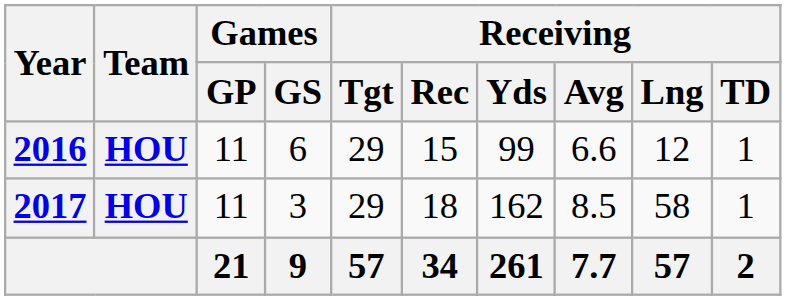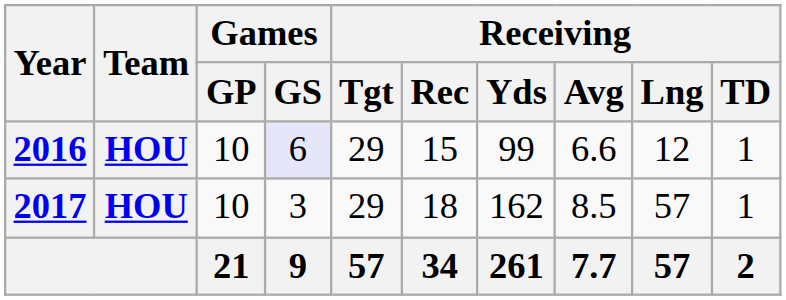(231, 149) 11 -> (231, 149) 10
(298, 149) no background -> (298, 149) lavender background
(231, 206) 11 -> (231, 206) 10
(672, 206) 58 -> (672, 206) 57
